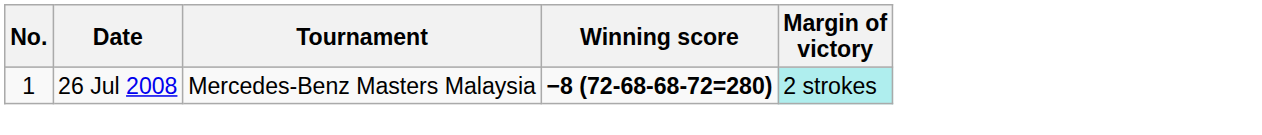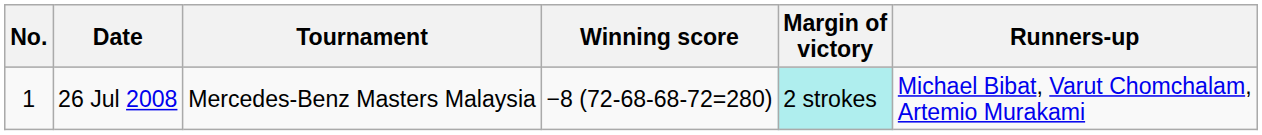+ column: (1075, 36)
(660, 86) bold -> (660, 99) normal
